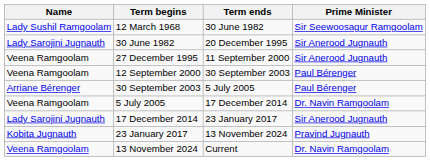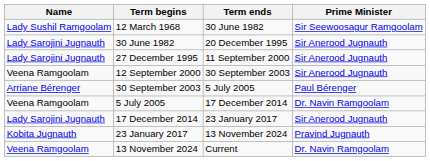(48, 57) Veena Ramgoolam -> (56, 57) Lady Sarojini Jugnauth
(325, 72) Paul Bérenger -> (341, 72) Sir Anerood Jugnauth
